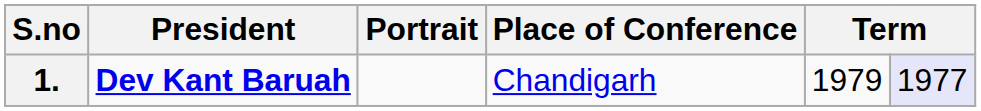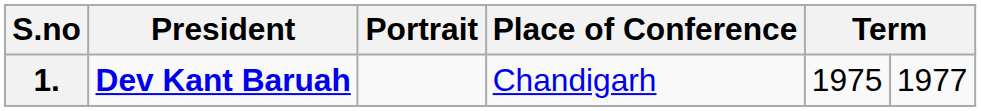(847, 79) 1979 -> (847, 79) 1975
(932, 79) lavender background -> (932, 79) no background
